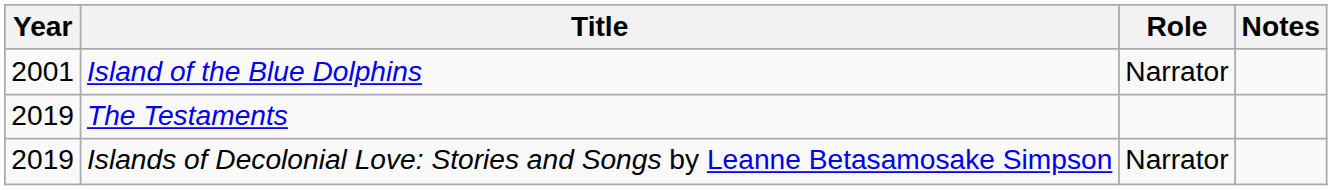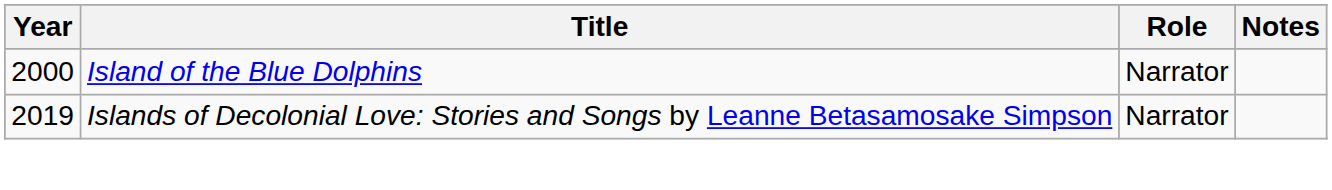(43, 71) 2001 -> (43, 71) 2000
- row: (187, 116)
